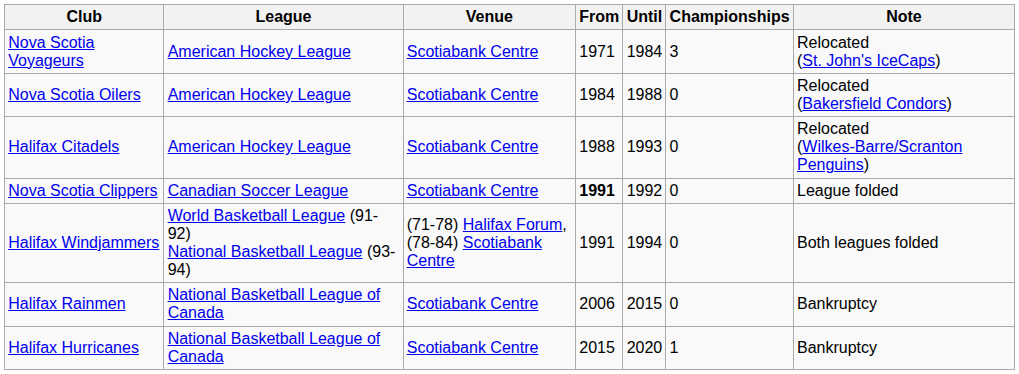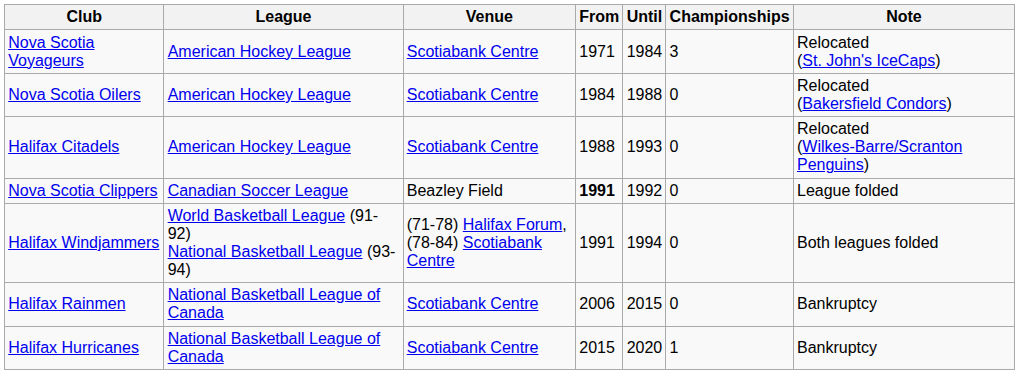(473, 190) Scotiabank Centre -> (455, 190) Beazley Field
